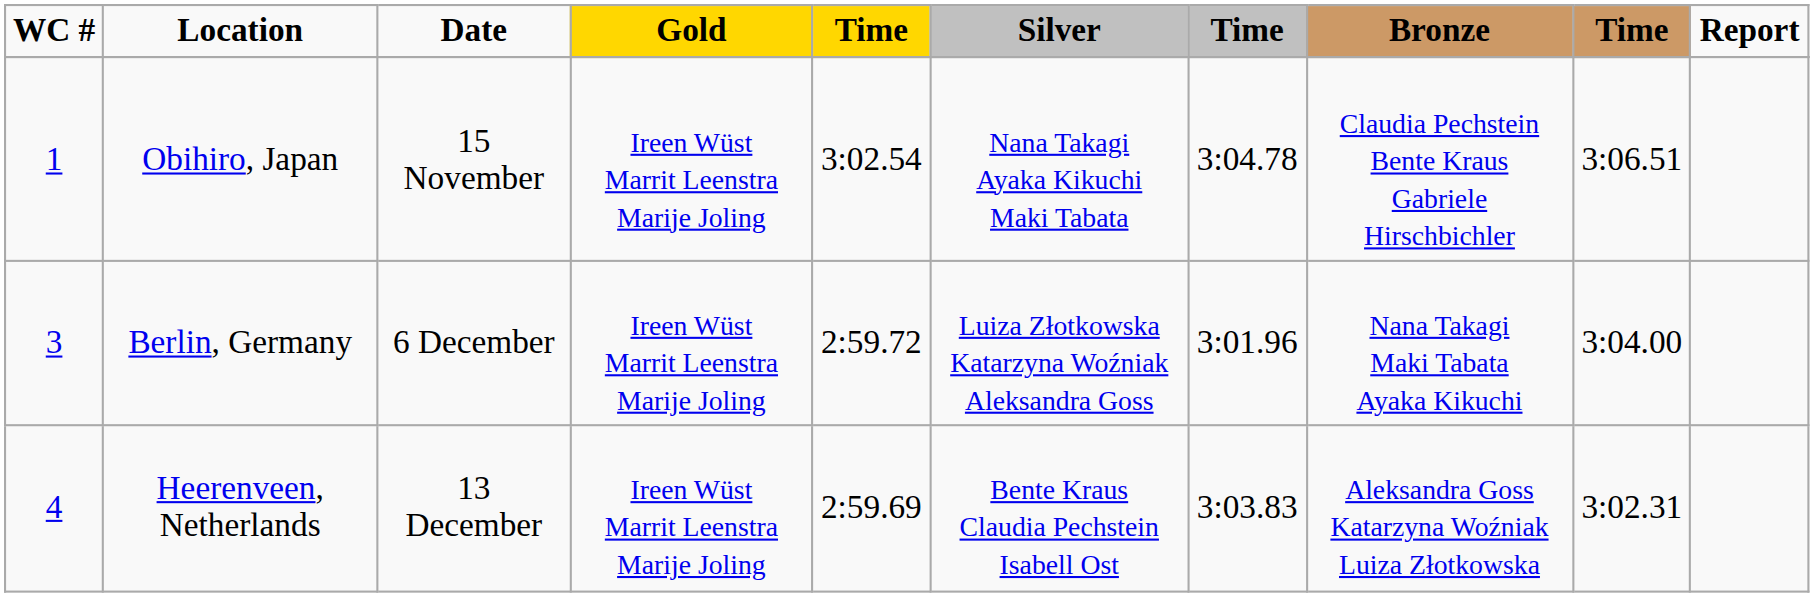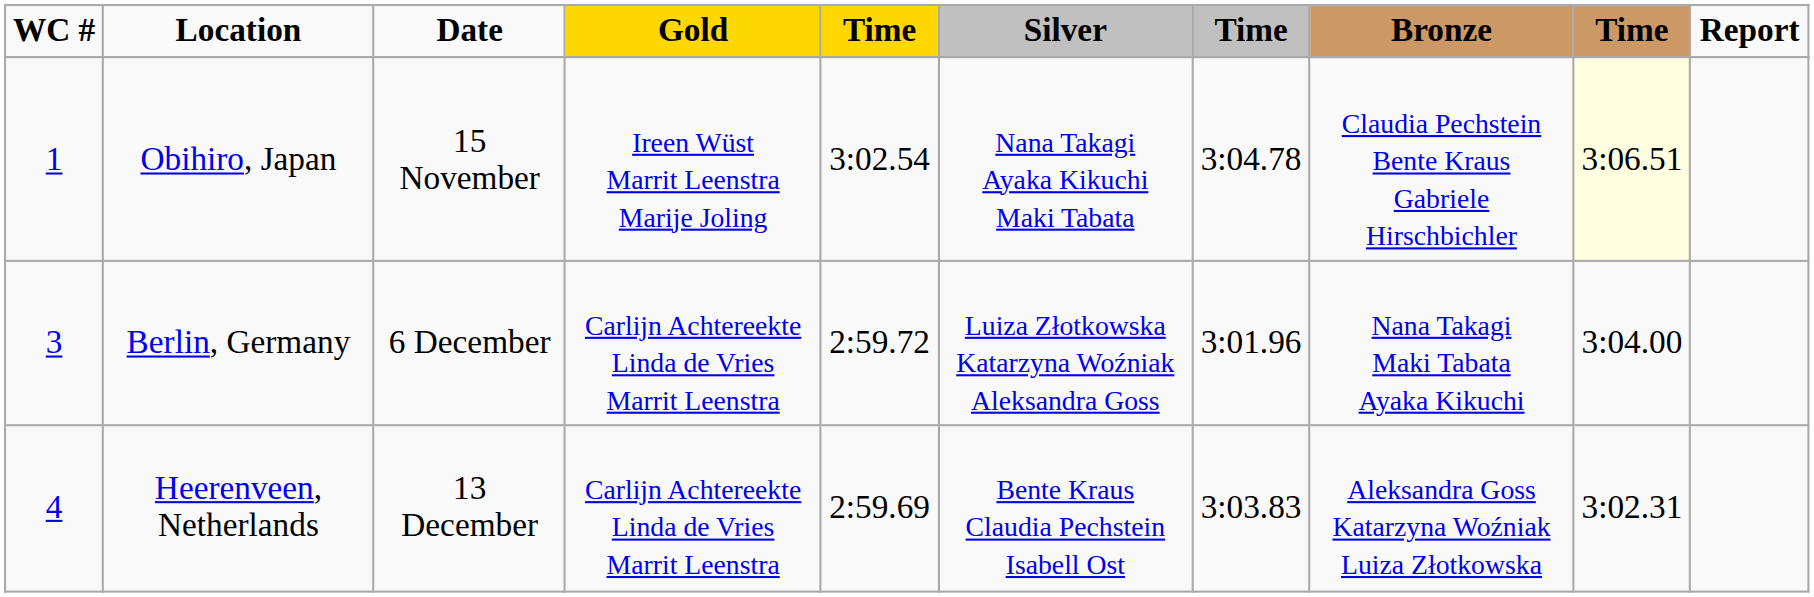(1632, 158) no background -> (1632, 158) lightyellow background
(691, 363) Ireen Wüst Marrit Leenstra Marije Joling -> (693, 363) Carlijn Achtereekte Linda de Vries Marrit Leenstra
(691, 528) Ireen Wüst Marrit Leenstra Marije Joling -> (693, 528) Carlijn Achtereekte Linda de Vries Marrit Leenstra
